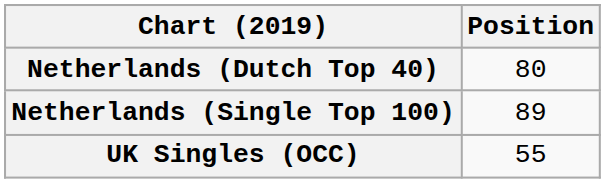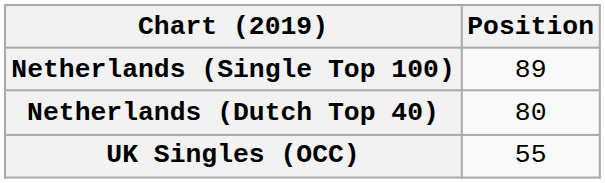rows swapped: (233, 70) <-> (233, 113)
